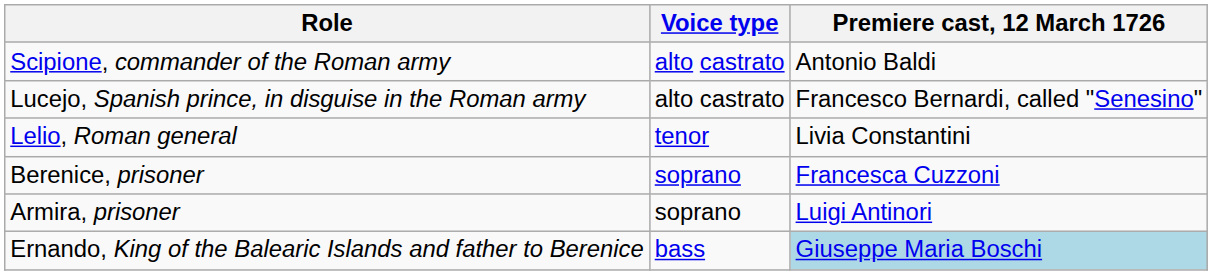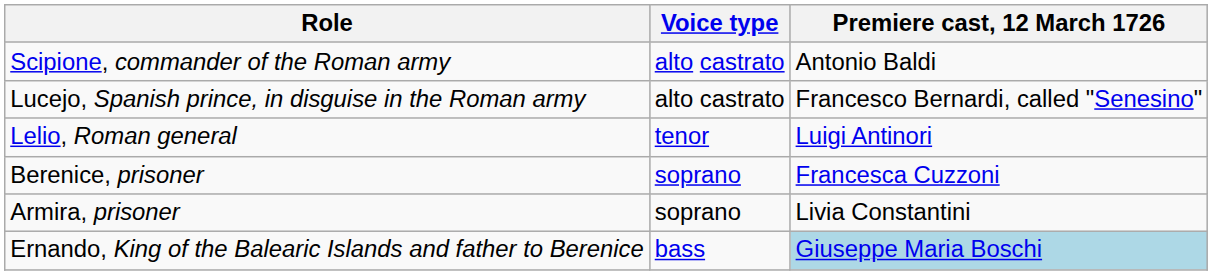(883, 136) Livia Constantini -> (864, 136) Luigi Antinori
(864, 212) Luigi Antinori -> (883, 212) Livia Constantini
